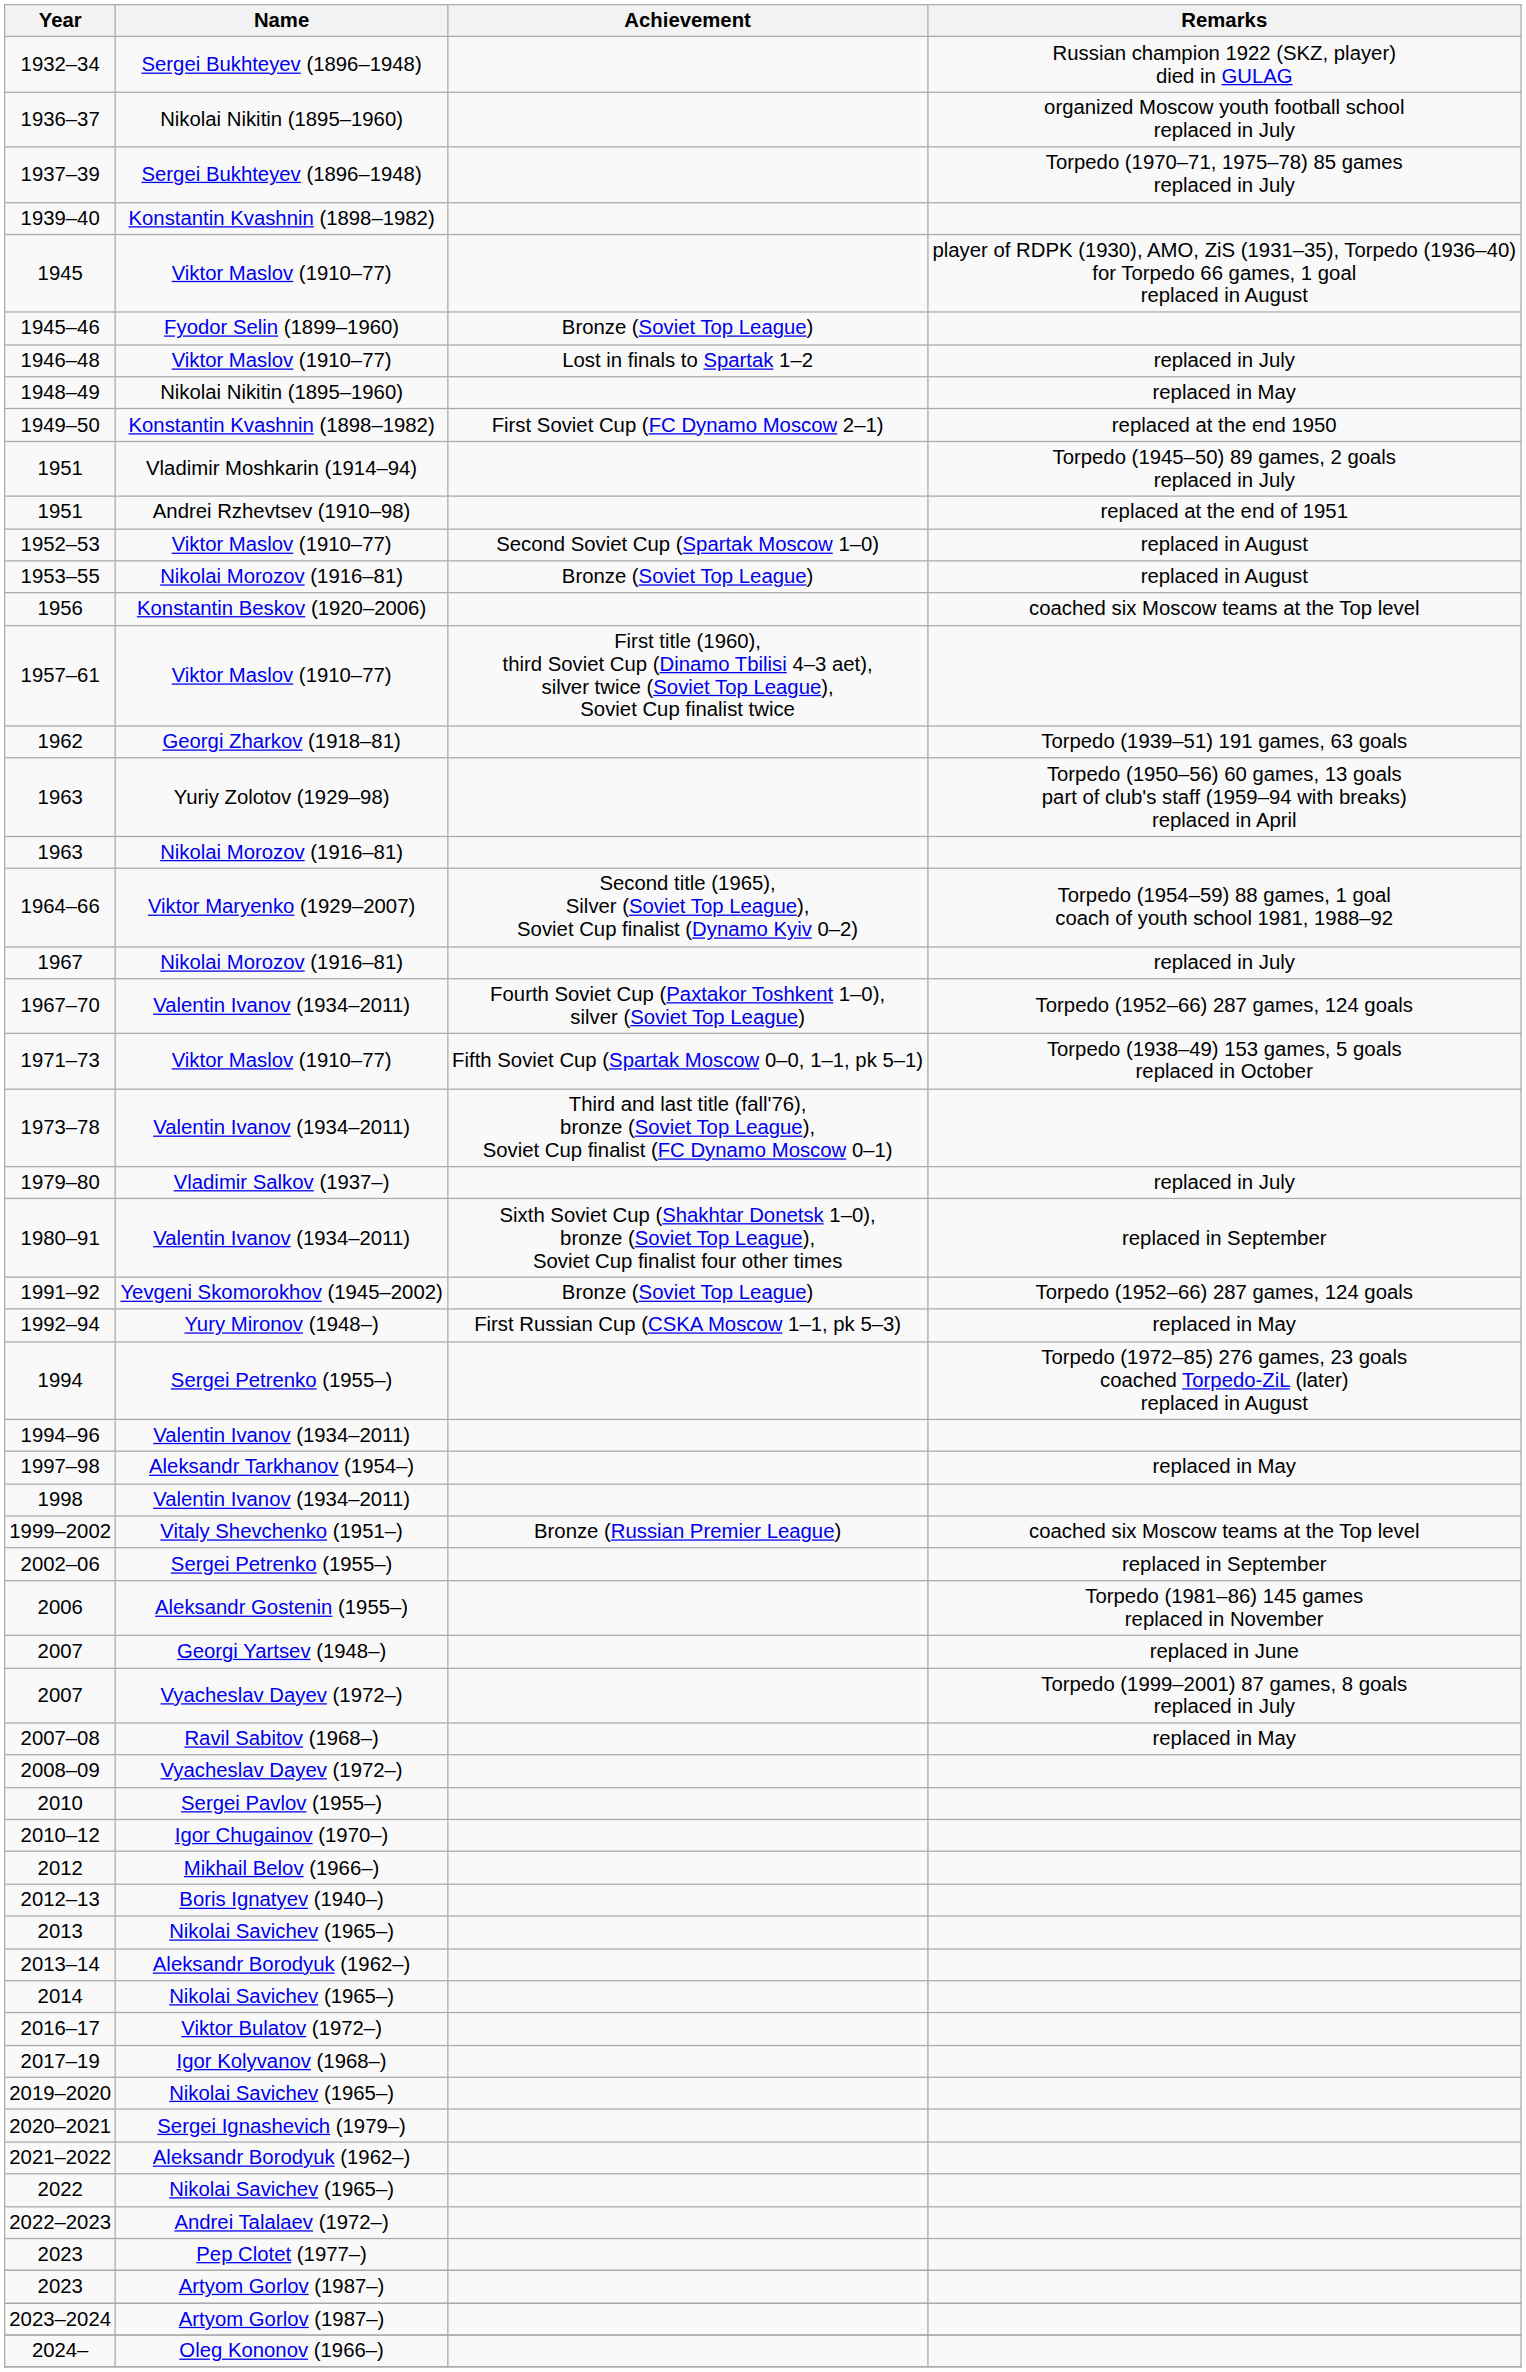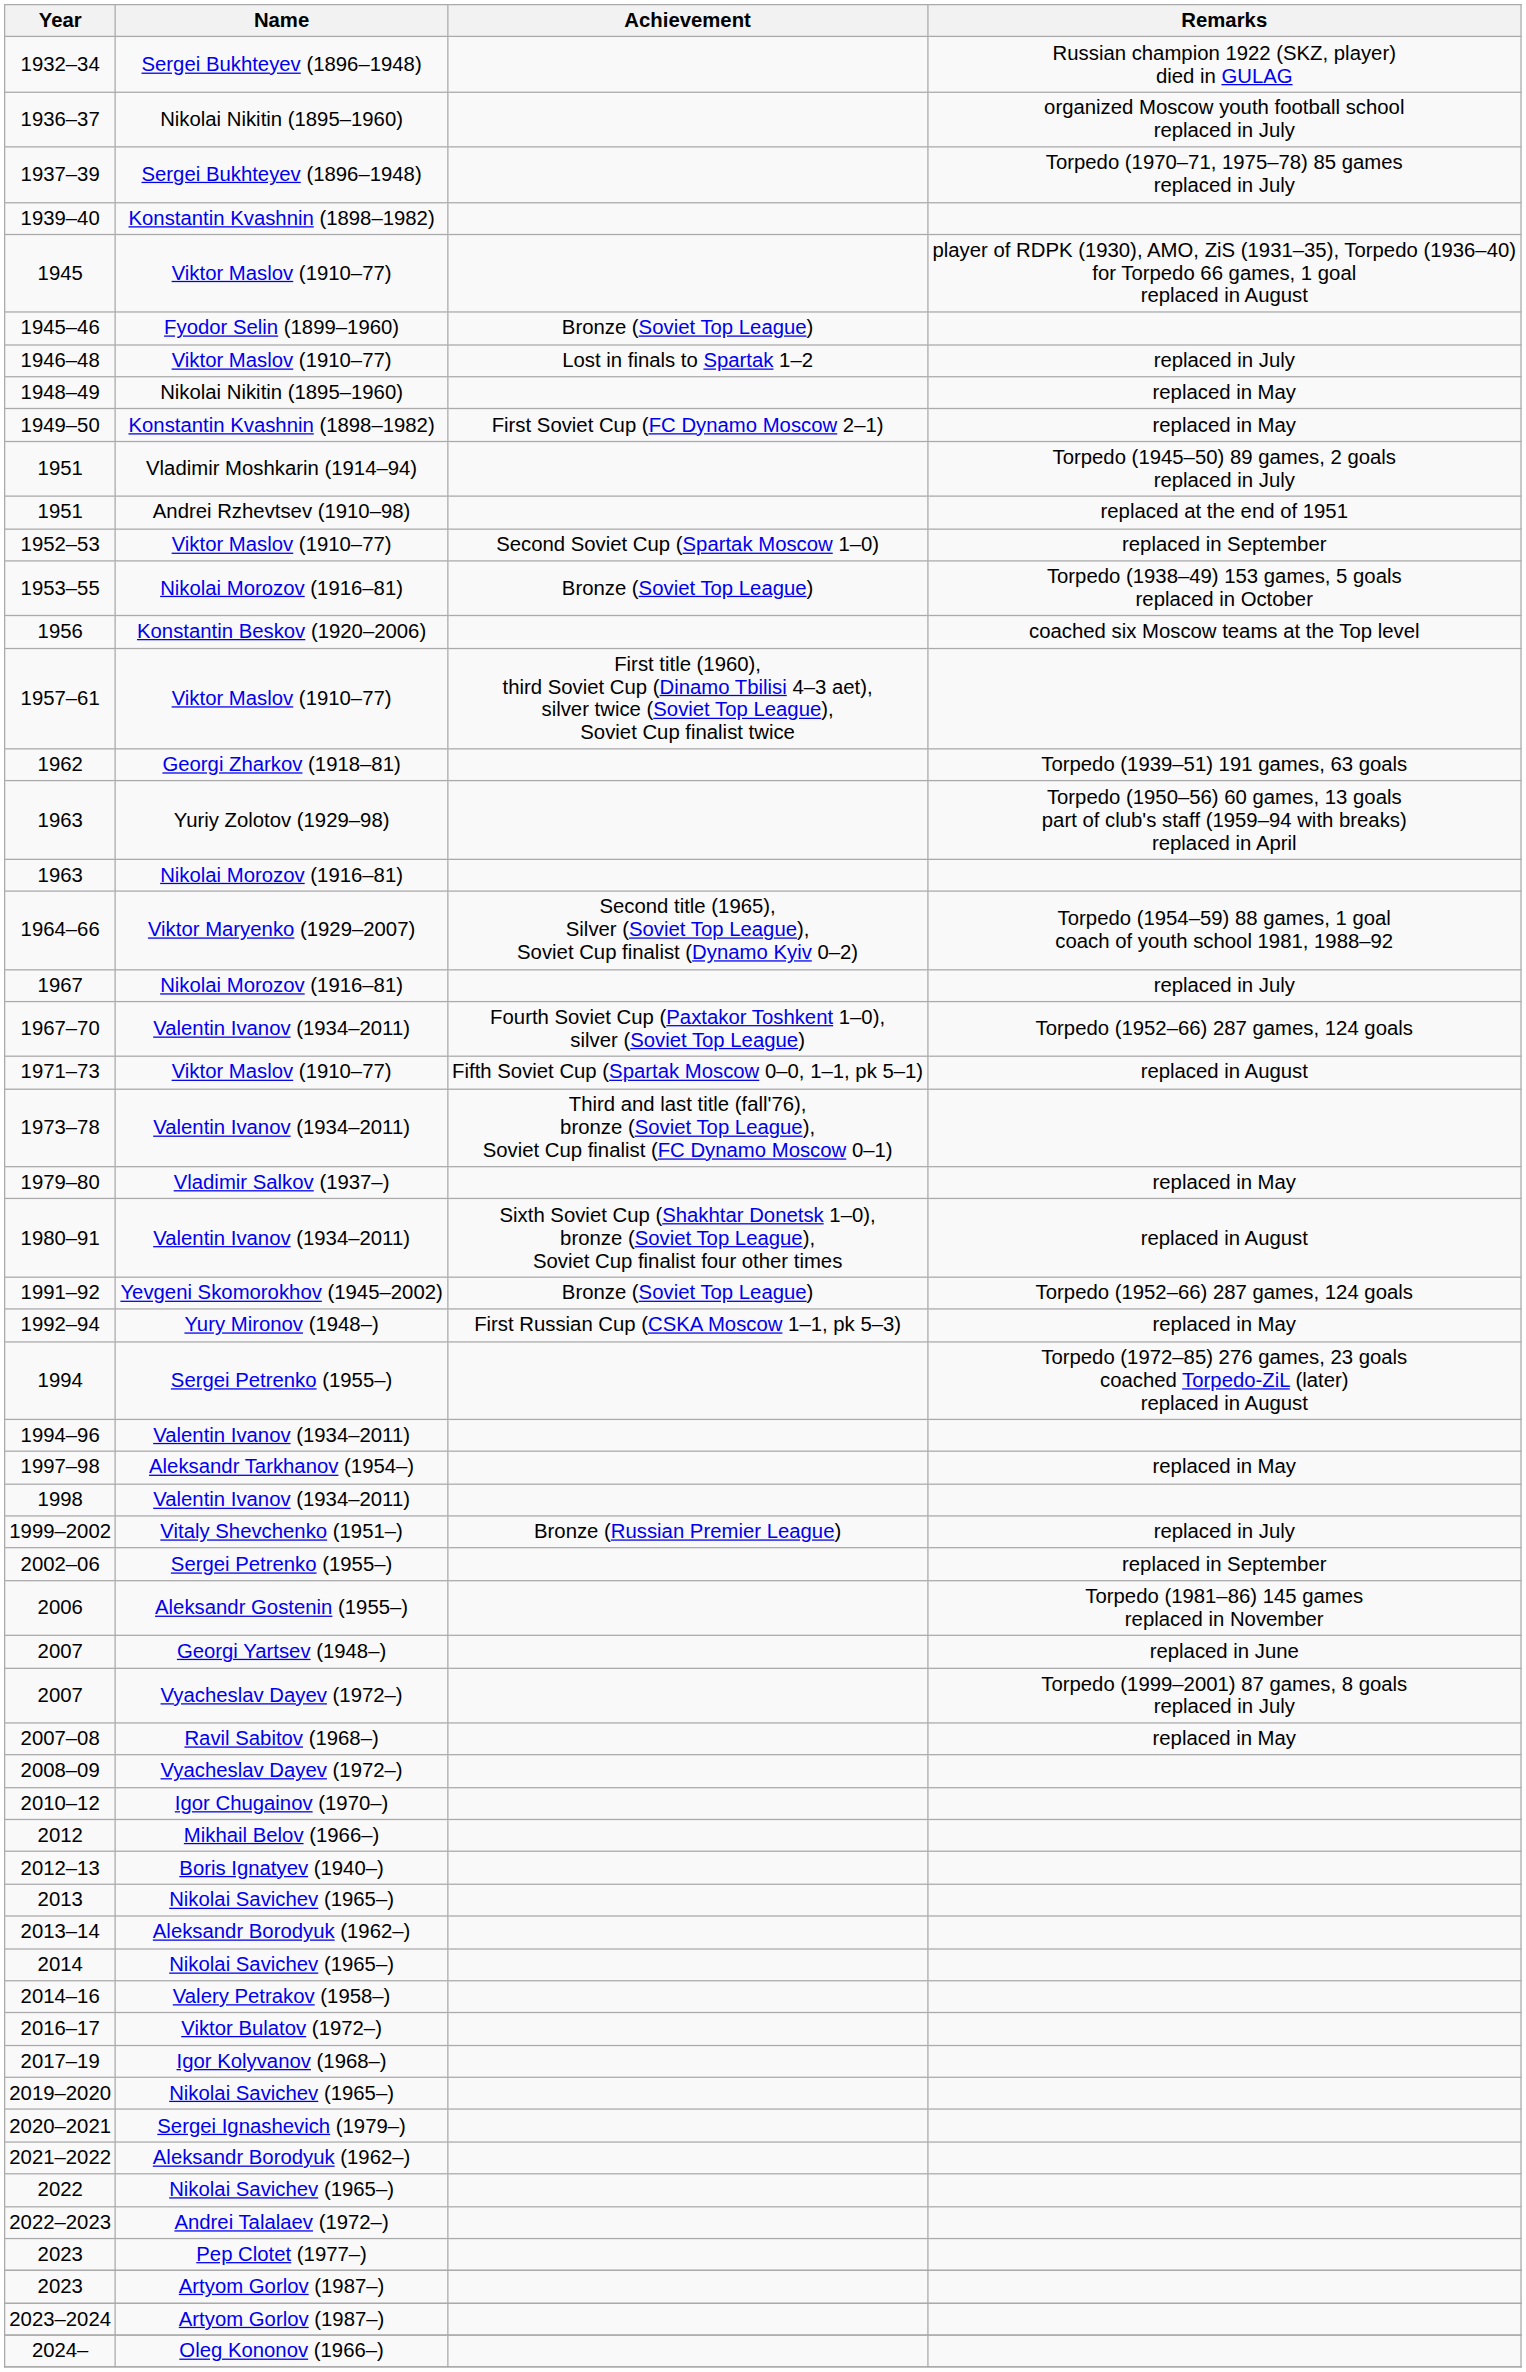(1224, 424) replaced at the end 1950 -> (1224, 424) replaced in May
(1224, 544) replaced in August -> (1224, 544) replaced in September
(1224, 576) replaced in August -> (1224, 588) Torpedo (1938–49) 153 games, 5 goals replaced in October
(1224, 1061) Torpedo (1938–49) 153 games, 5 goals replaced in October -> (1224, 1072) replaced in August
(1224, 1182) replaced in July -> (1224, 1182) replaced in May
(1224, 1237) replaced in September -> (1224, 1237) replaced in August
(1224, 1531) coached six Moscow teams at the Top level -> (1224, 1531) replaced in July
- row: (60, 1803)
+ row: (60, 1996)
